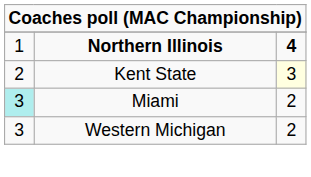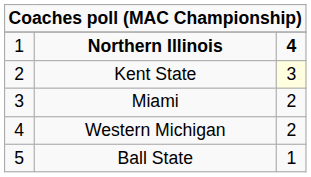(19, 102) paleturquoise background -> (19, 102) no background
(19, 130) 3 -> (19, 130) 4
+ row: (155, 158)
